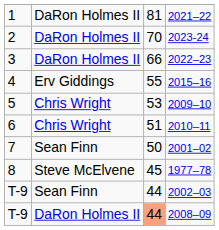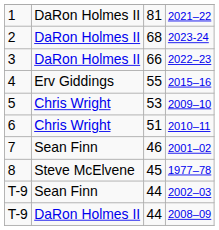(154, 37) 70 -> (154, 37) 68
(154, 147) 50 -> (154, 147) 46
(154, 214) lightsalmon background -> (154, 214) no background
